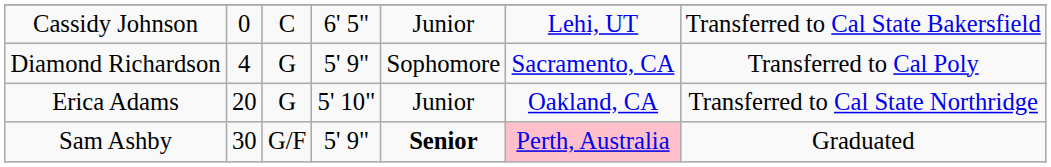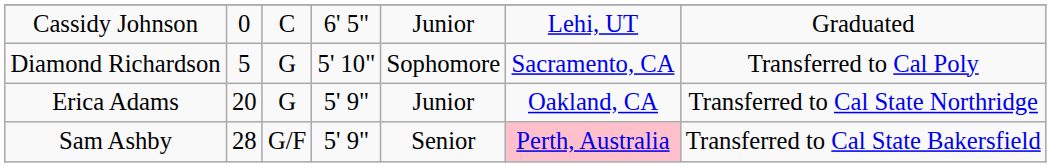(863, 24) Transferred to Cal State Bakersfield -> (863, 24) Graduated
(244, 63) 4 -> (244, 63) 5
(346, 63) 5' 9" -> (346, 63) 5' 10"
(346, 102) 5' 10" -> (346, 102) 5' 9"
(244, 141) 30 -> (244, 141) 28
(443, 141) bold -> (443, 141) normal
(863, 141) Graduated -> (863, 141) Transferred to Cal State Bakersfield
